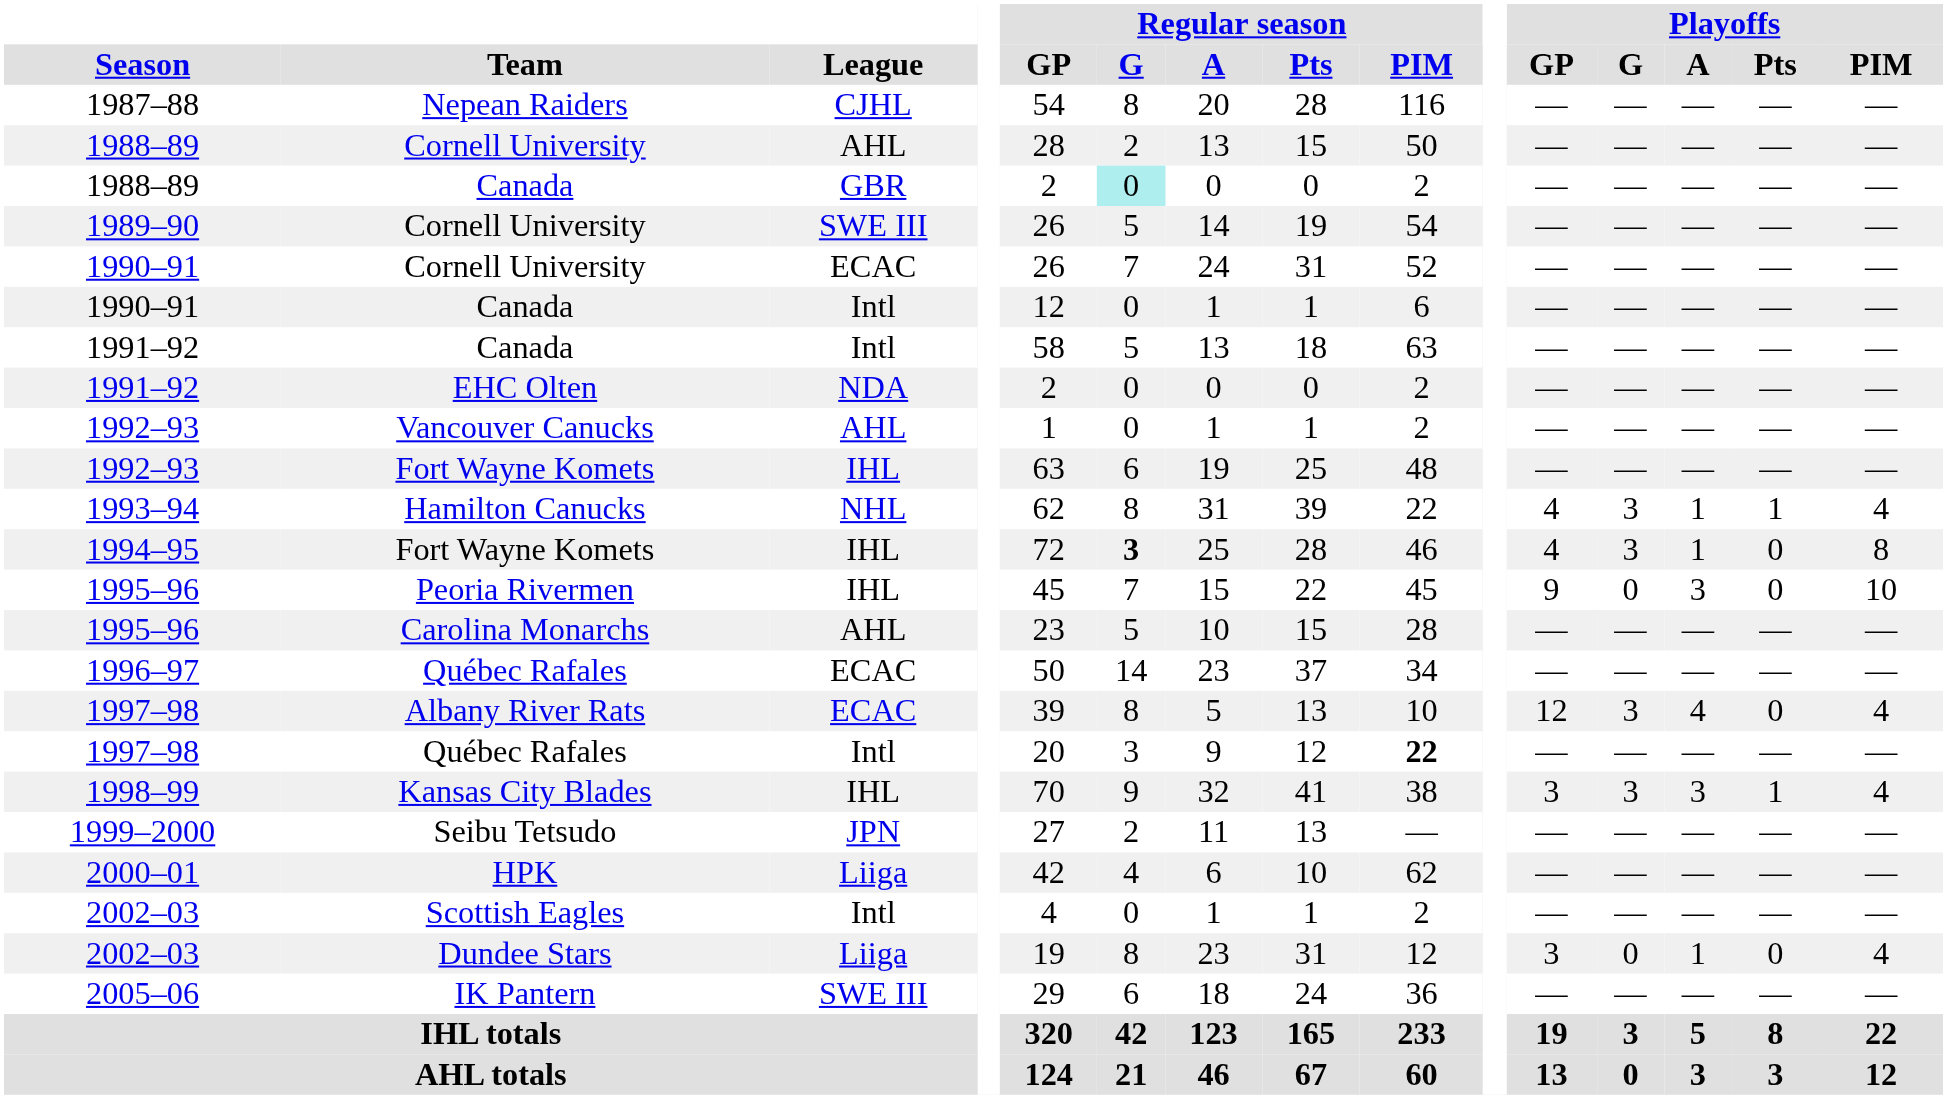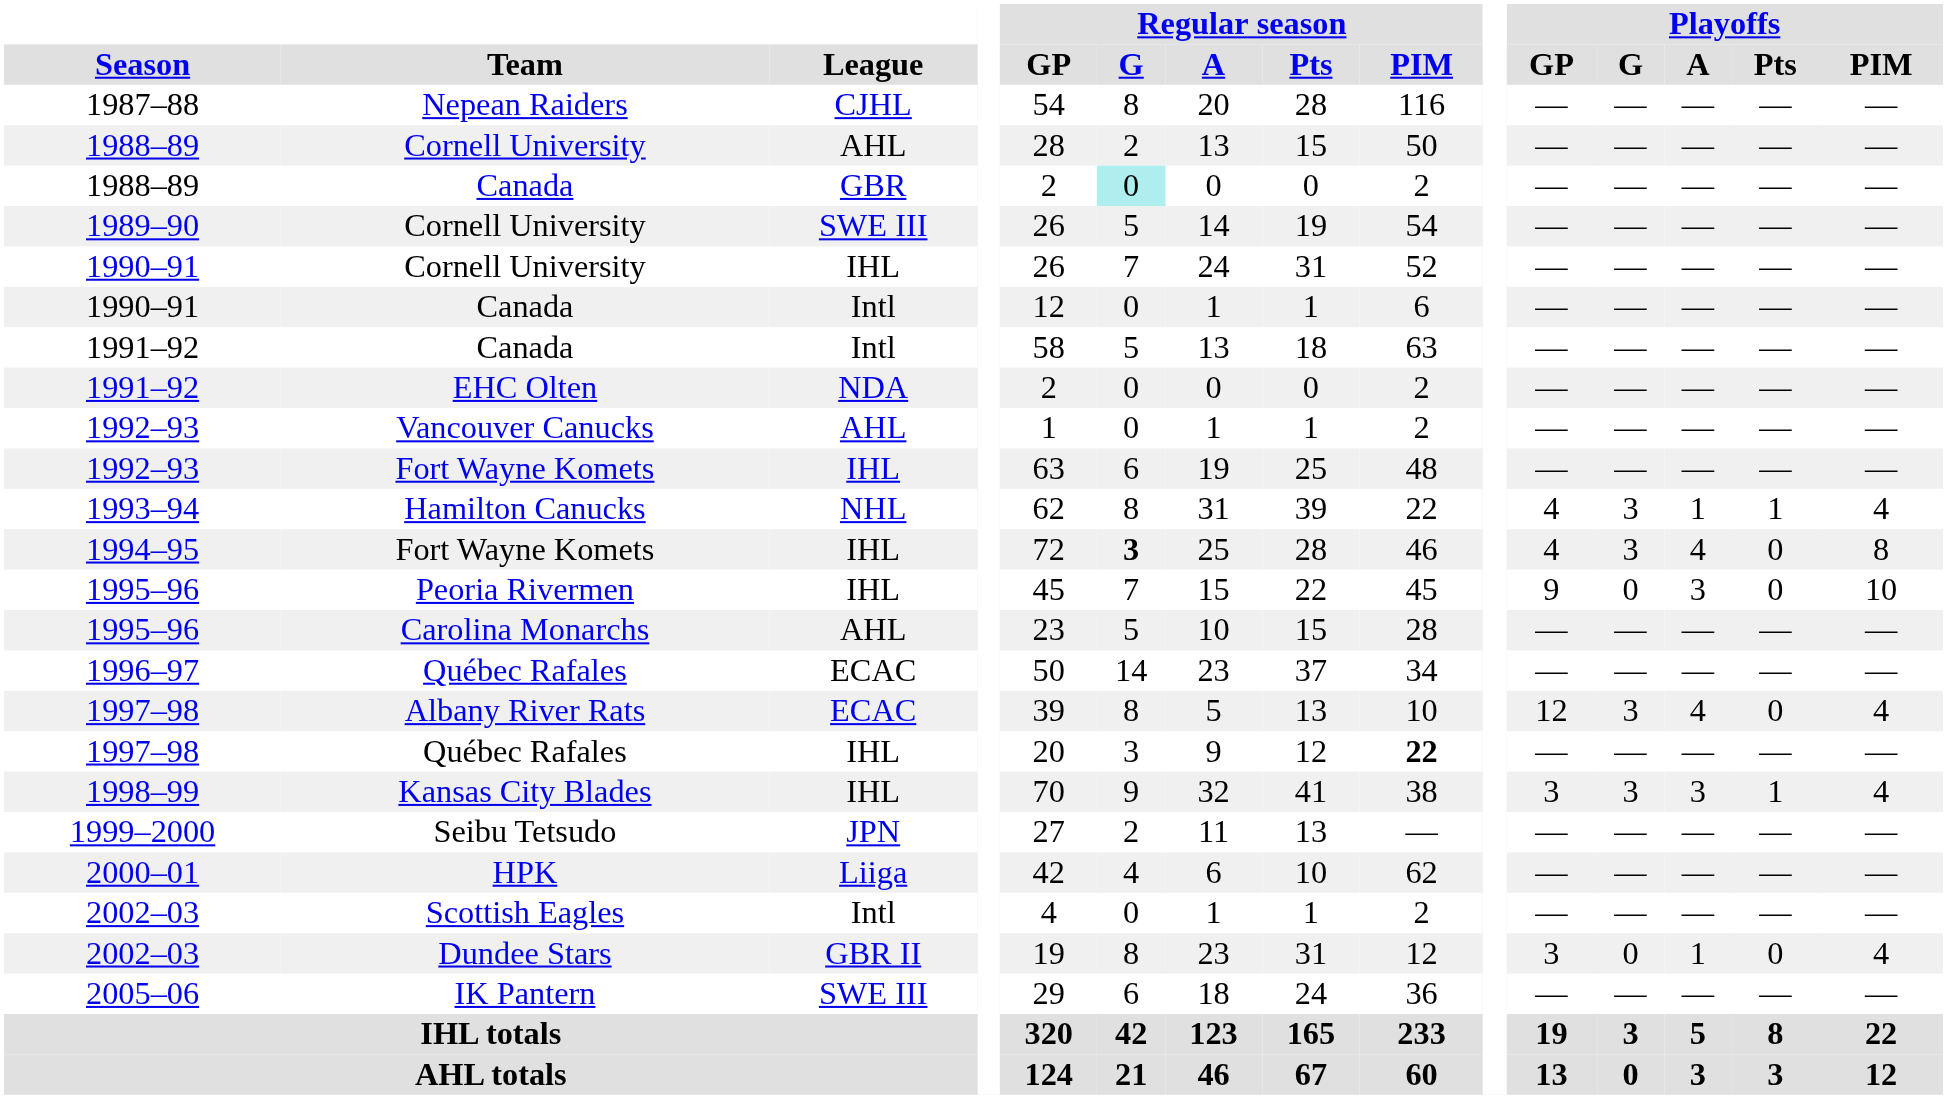(873, 266) ECAC -> (873, 266) IHL
(1698, 548) 1 -> (1698, 548) 4
(873, 750) Intl -> (873, 750) IHL
(873, 952) Liiga -> (873, 952) GBR II
